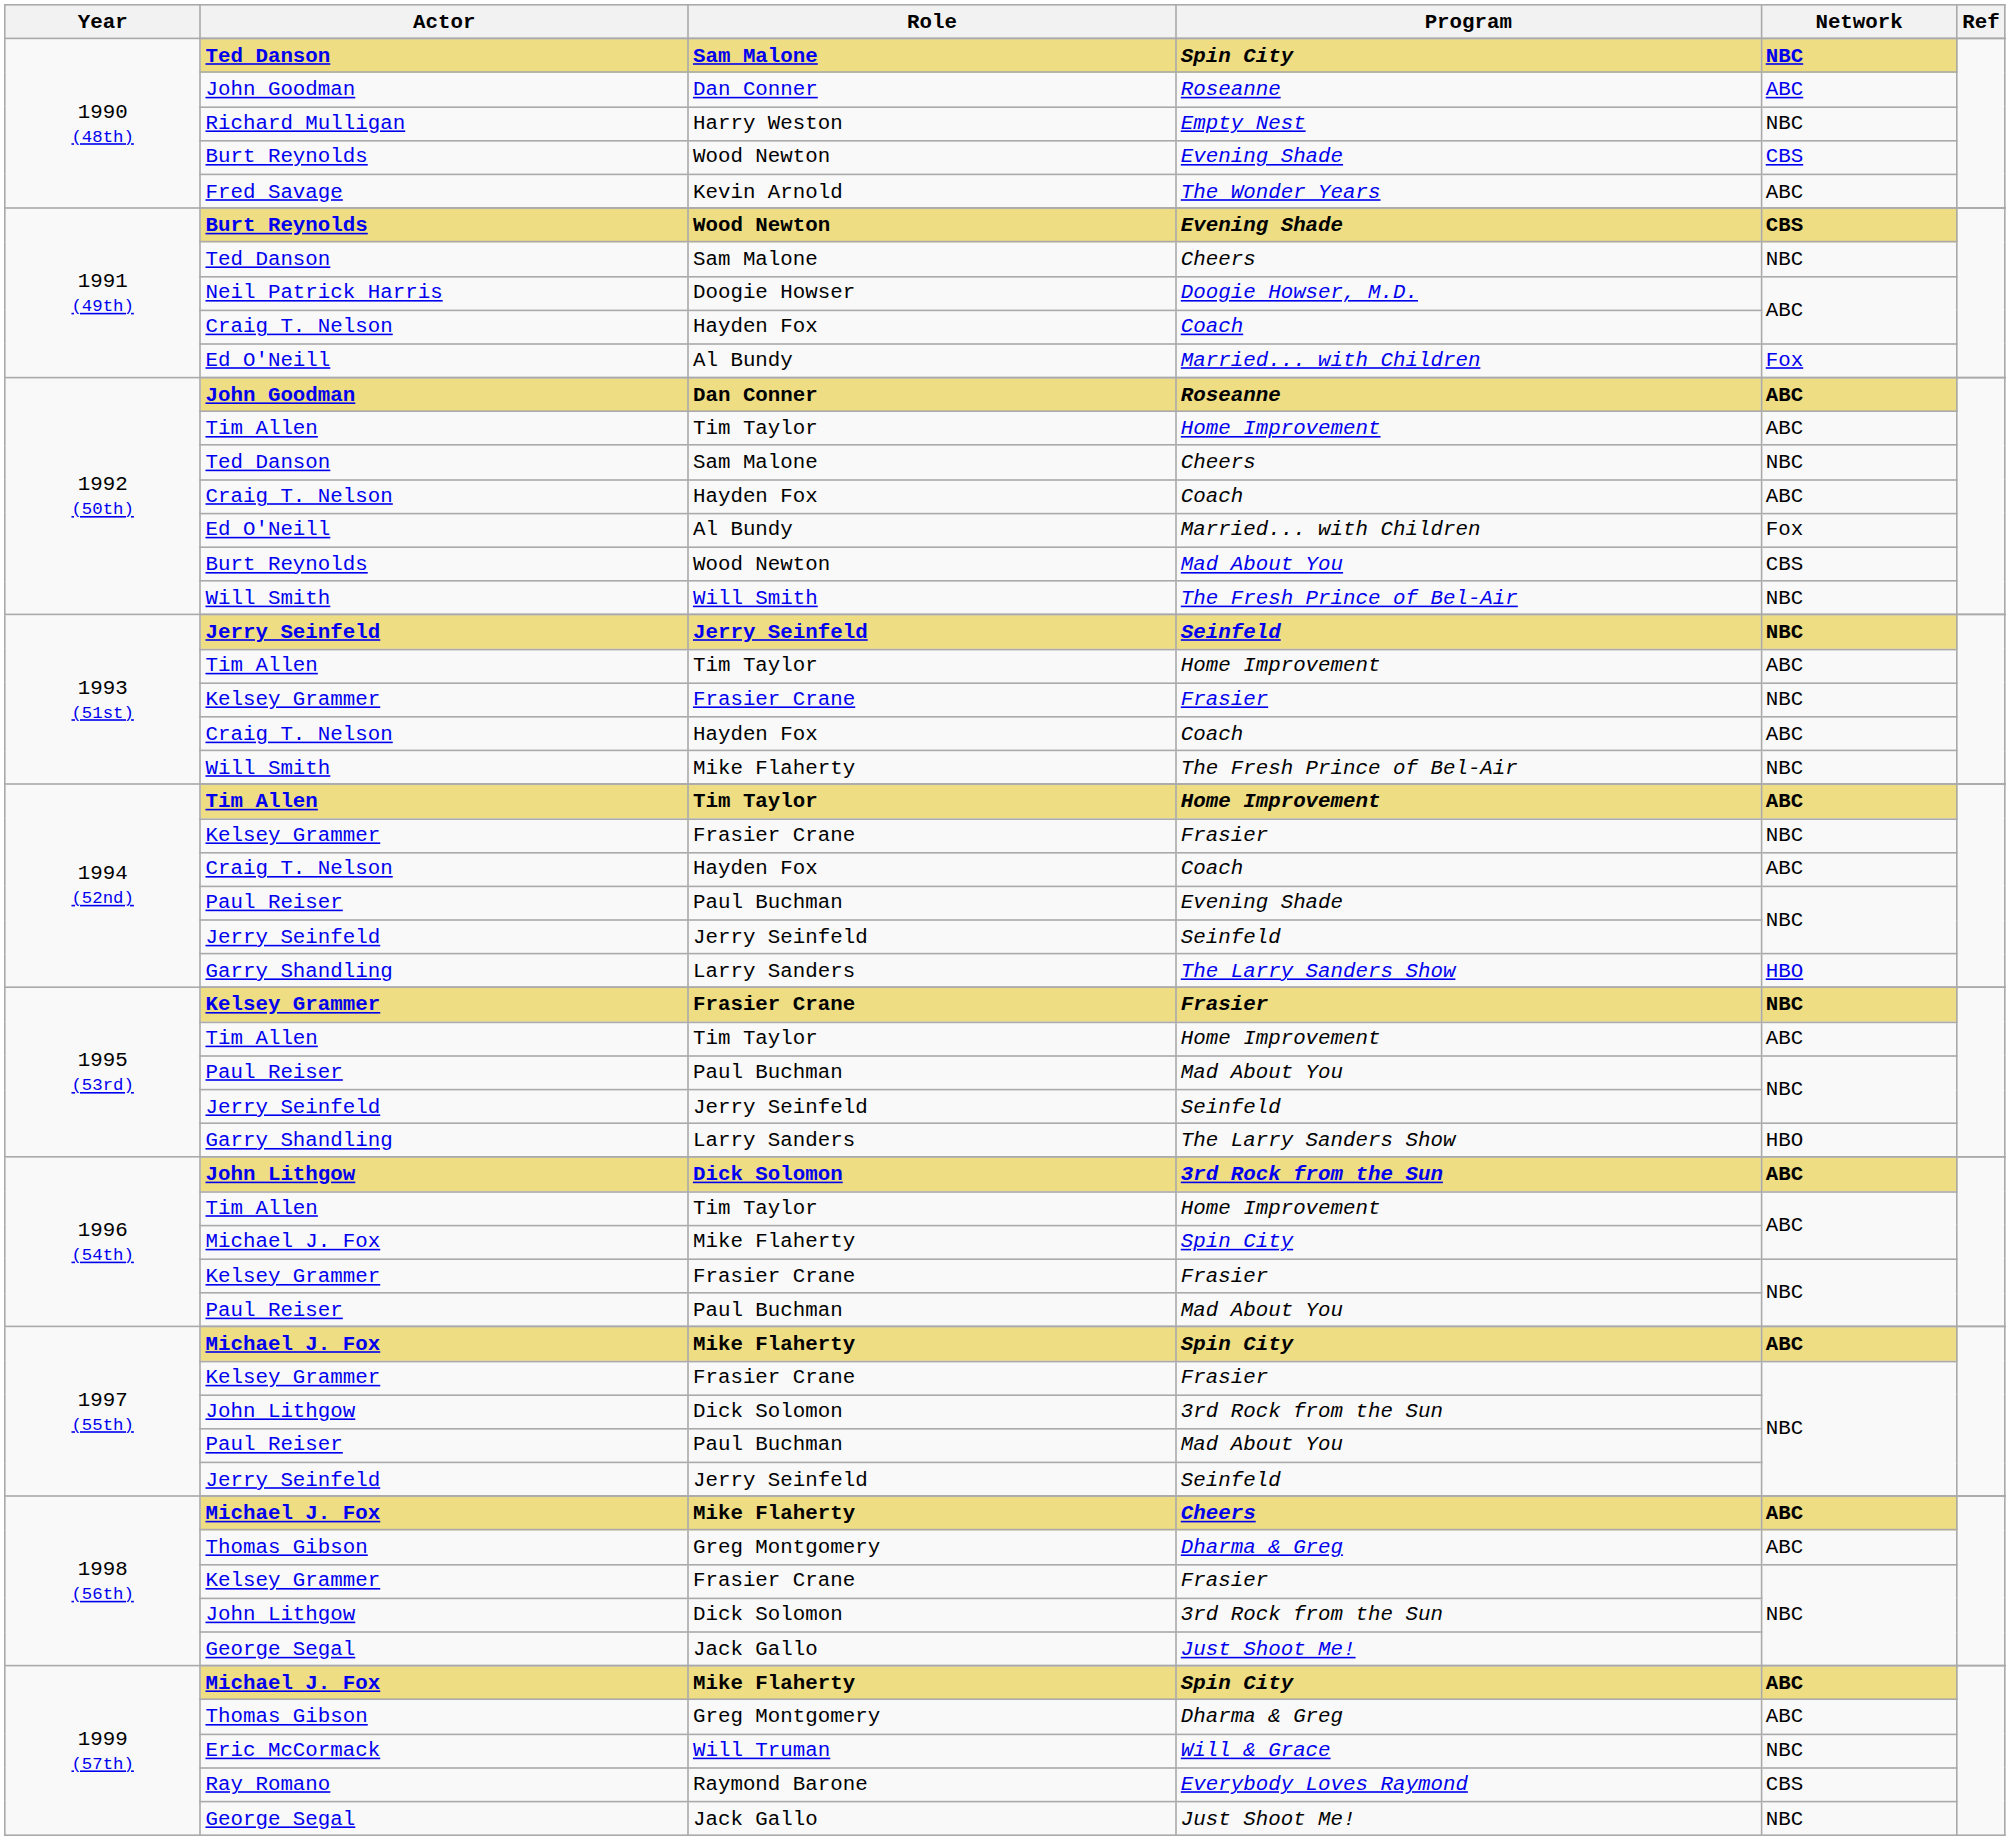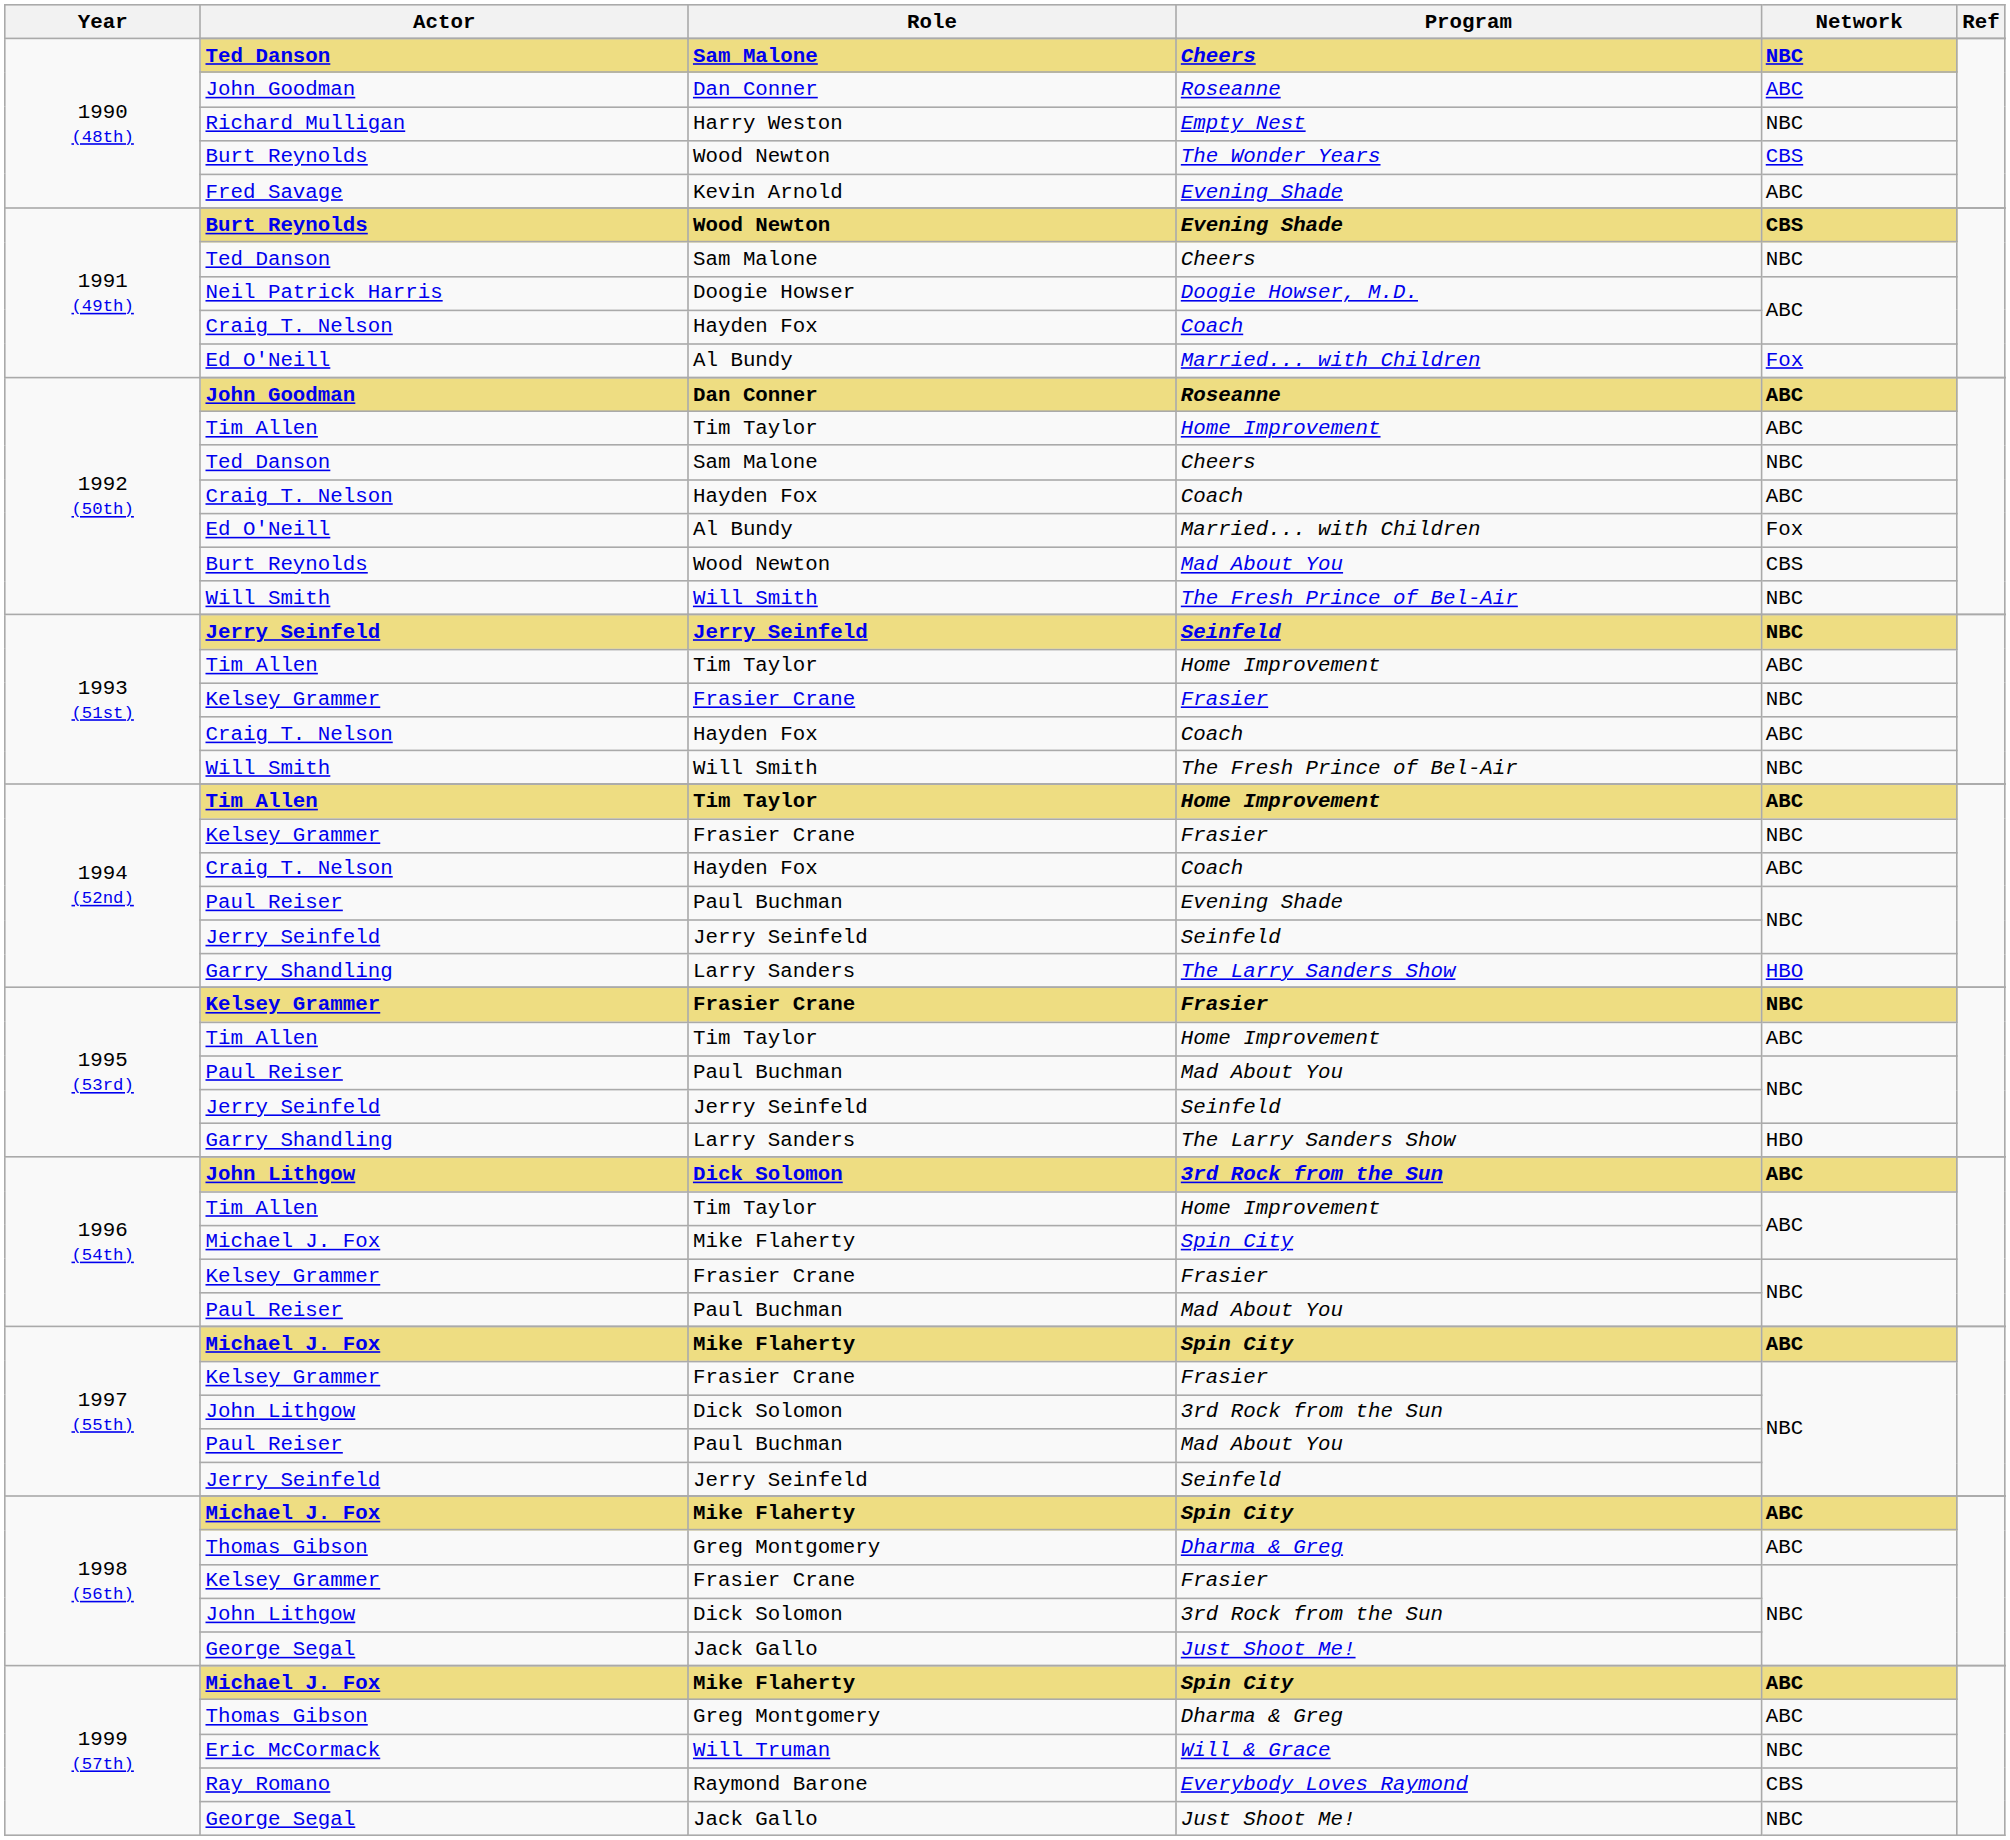(1237, 56) Spin City -> (1218, 56) Cheers
(1262, 157) Evening Shade -> (1281, 157) The Wonder Years
(1281, 191) The Wonder Years -> (1262, 191) Evening Shade
(774, 768) Mike Flaherty -> (755, 768) Will Smith
(1218, 1513) Cheers -> (1237, 1513) Spin City
